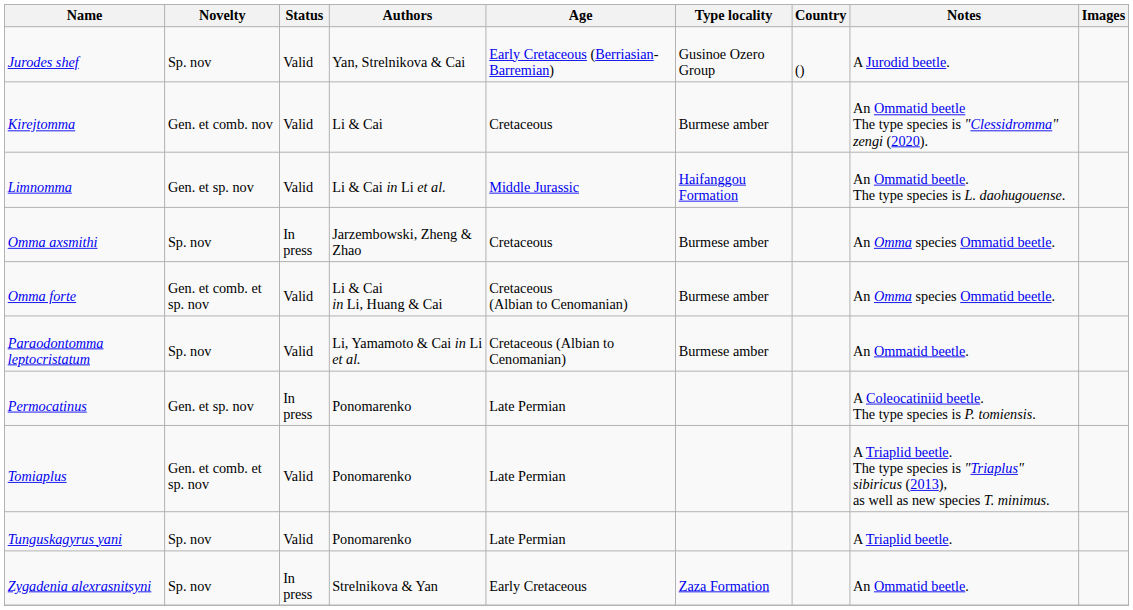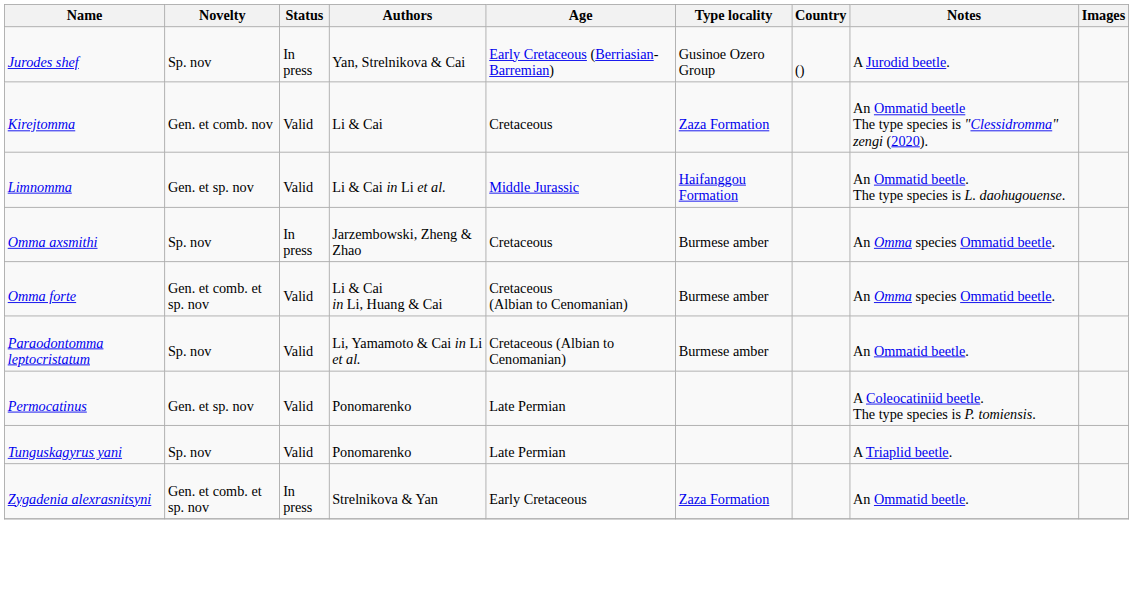(298, 62) Valid -> (298, 62) In press
(724, 125) Burmese amber -> (724, 125) Zaza Formation
(298, 406) In press -> (298, 406) Valid
- row: (37, 476)
(190, 586) Sp. nov -> (215, 499) Gen. et comb. et sp. nov
